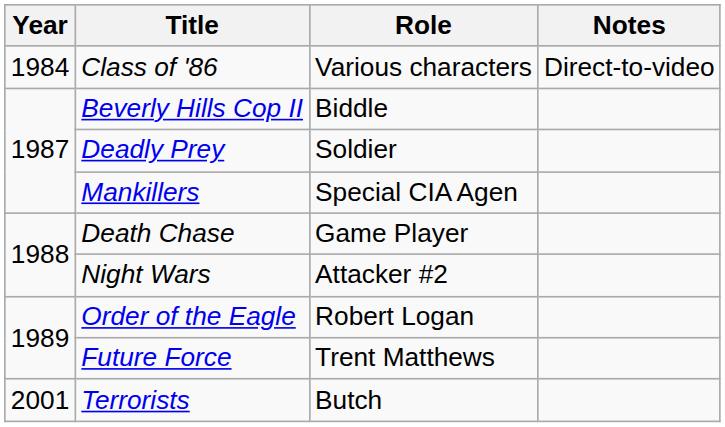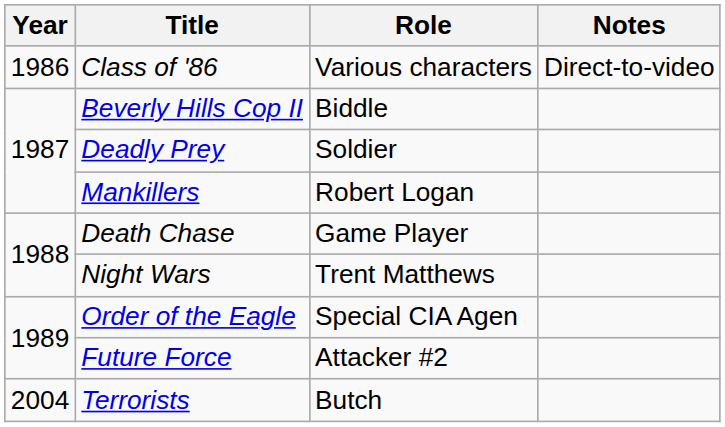(40, 66) 1984 -> (40, 66) 1986
(416, 191) Special CIA Agen -> (395, 191) Robert Logan
(381, 274) Attacker #2 -> (405, 274) Trent Matthews
(395, 316) Robert Logan -> (416, 316) Special CIA Agen
(405, 358) Trent Matthews -> (381, 358) Attacker #2
(40, 399) 2001 -> (40, 399) 2004
